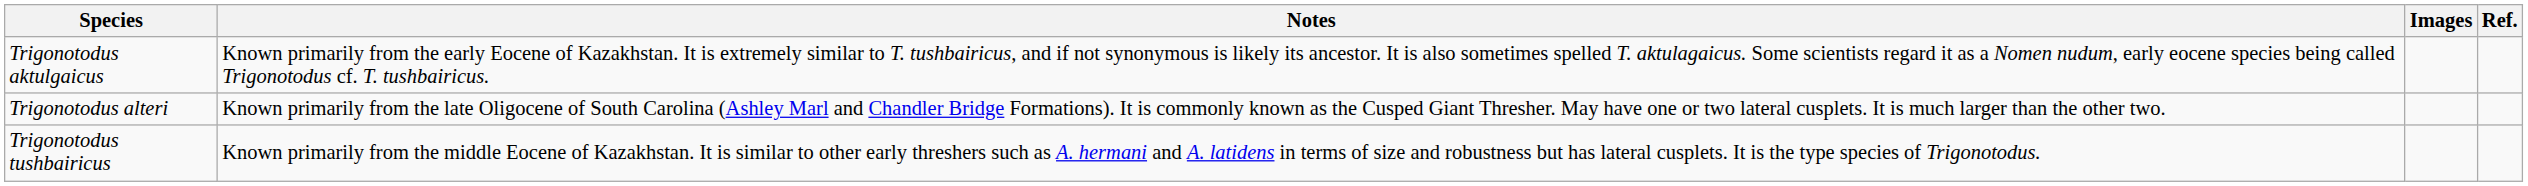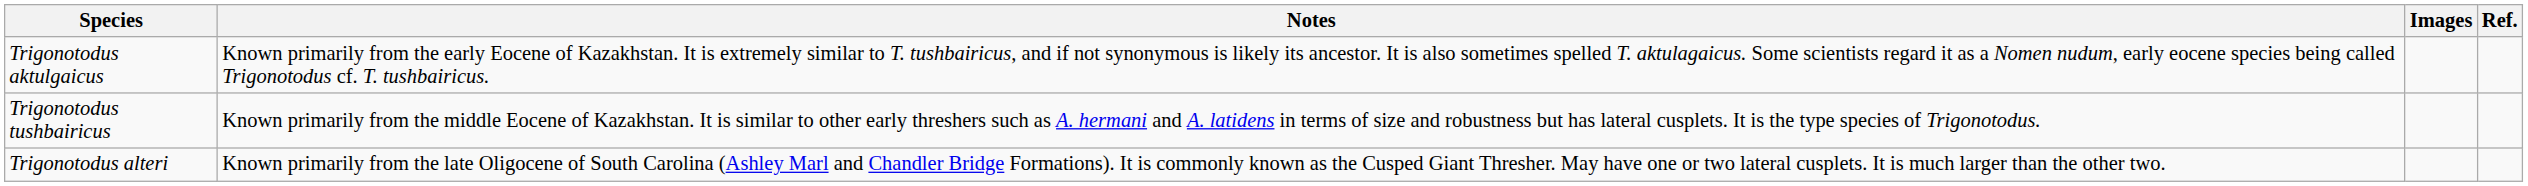rows swapped: (64, 152) <-> (89, 108)
